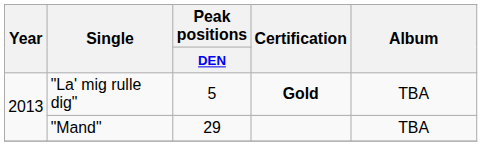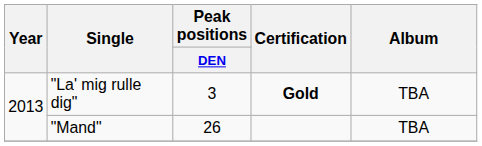(212, 94) 5 -> (212, 94) 3
(212, 128) 29 -> (212, 128) 26
